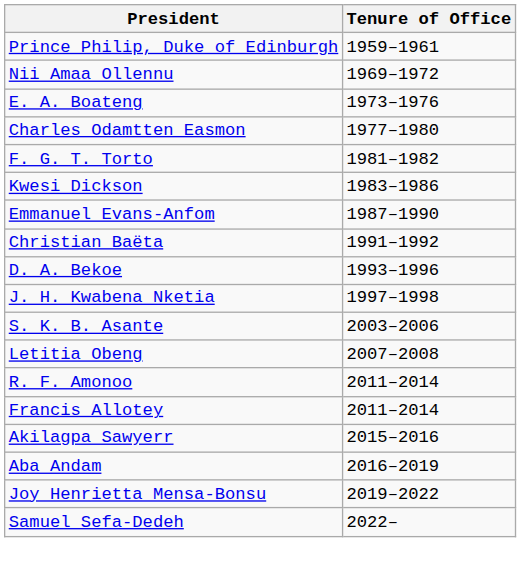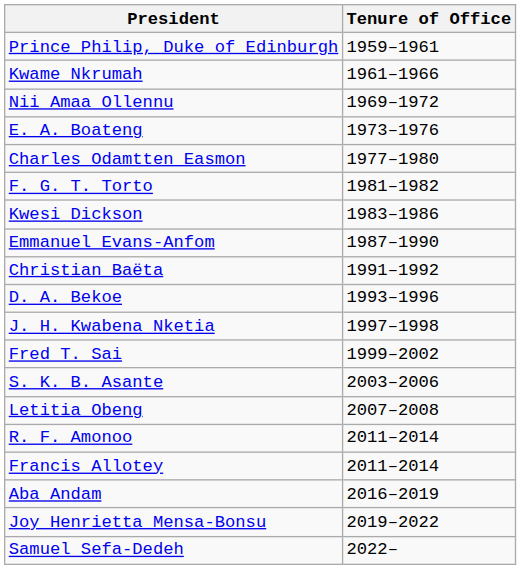+ row: (76, 75)
+ row: (65, 354)
- row: (91, 438)
